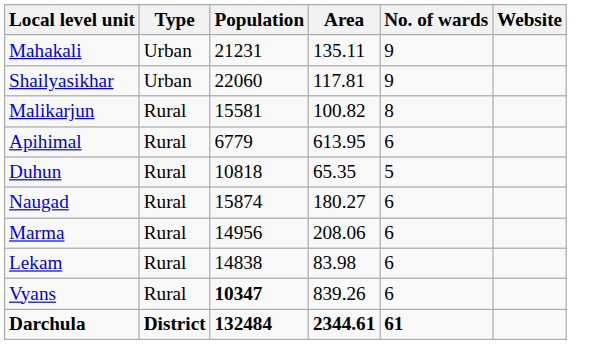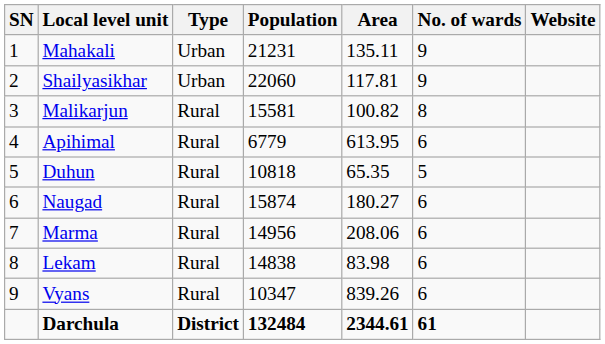+ column: (21, 19)
(238, 293) bold -> (272, 293) normal
